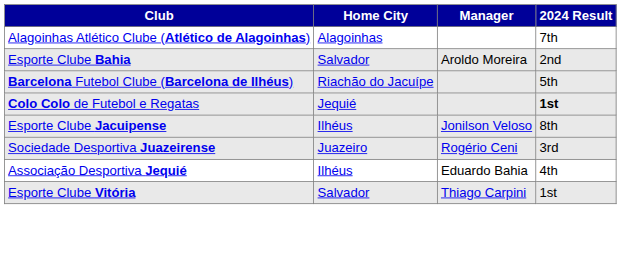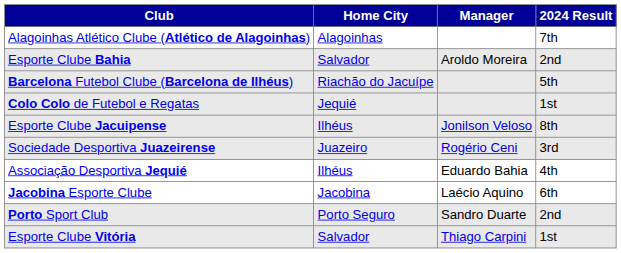(549, 104) bold -> (548, 104) normal
+ row: (80, 192)
+ row: (58, 214)
